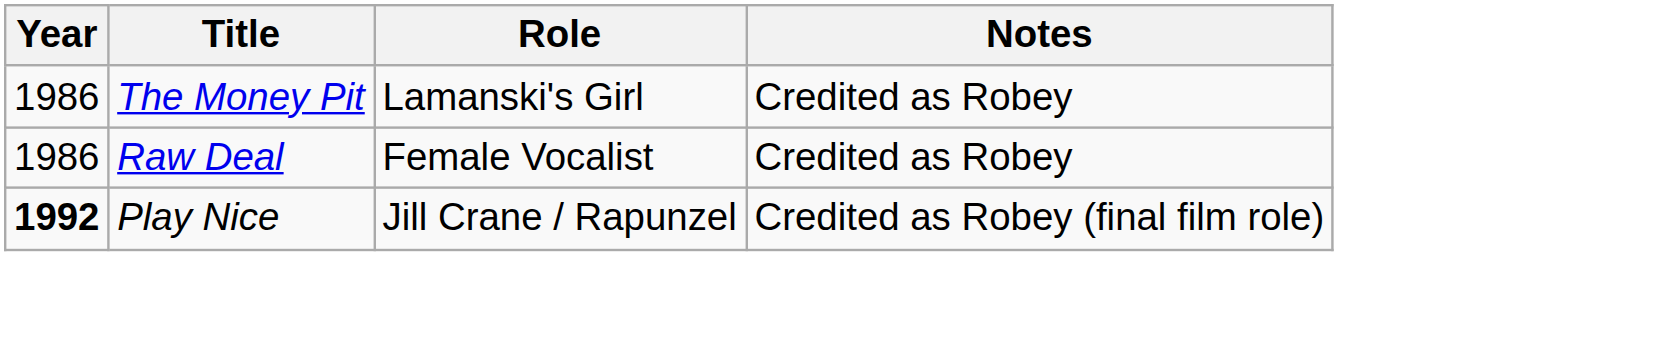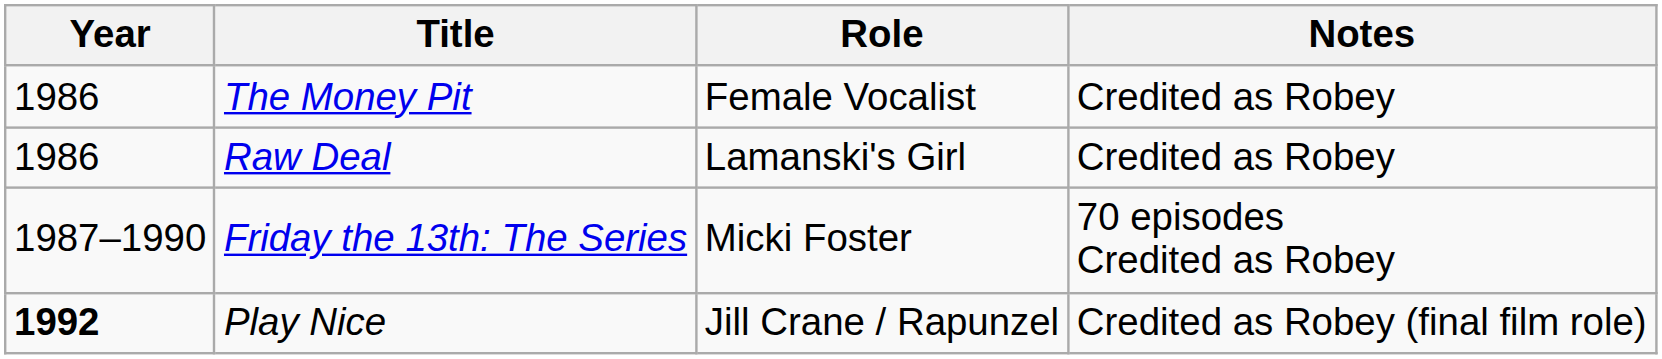(513, 95) Lamanski's Girl -> (840, 95) Female Vocalist
(518, 156) Female Vocalist -> (835, 156) Lamanski's Girl
+ row: (456, 239)
